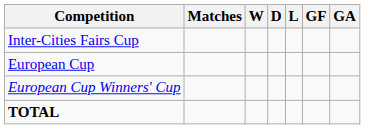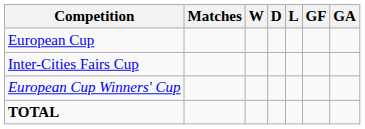rows swapped: (51, 64) <-> (73, 40)
